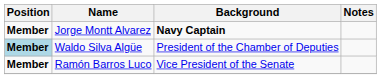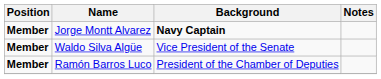(28, 47) lightblue background -> (28, 47) no background
(248, 47) President of the Chamber of Deputies -> (225, 47) Vice President of the Senate
(225, 64) Vice President of the Senate -> (248, 64) President of the Chamber of Deputies
